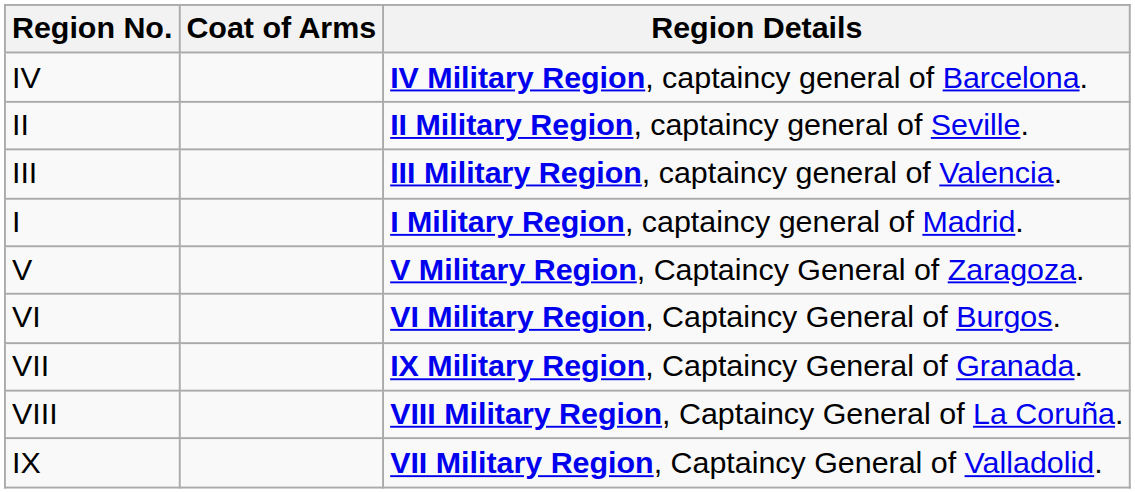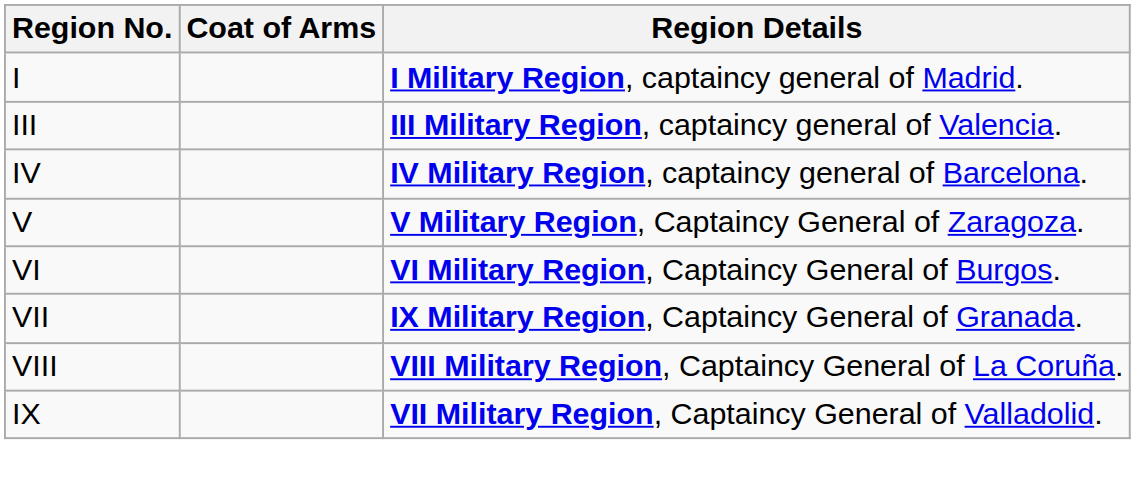rows swapped: (16, 221) <-> (26, 76)
- row: (20, 125)
